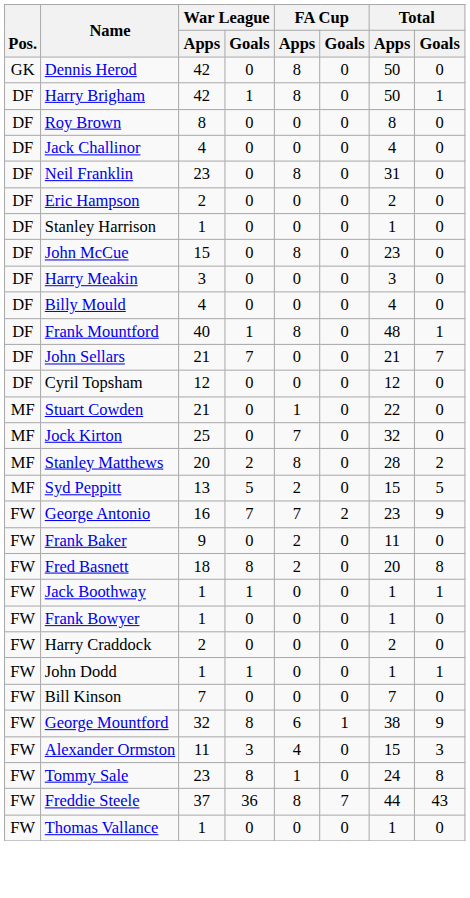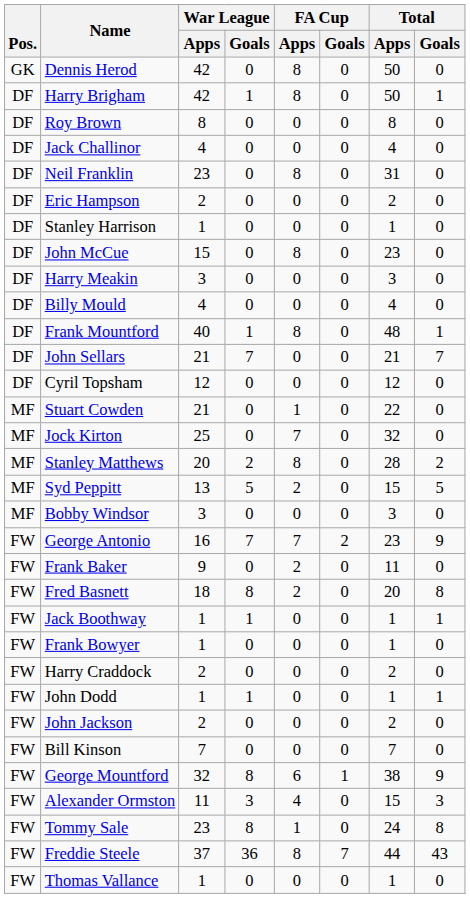+ row: (97, 514)
+ row: (88, 723)
